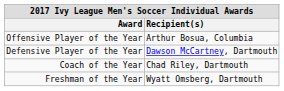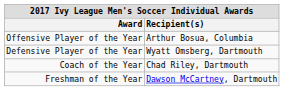(212, 52) Dawson McCartney, Dartmouth -> (204, 52) Wyatt Omsberg, Dartmouth
(204, 79) Wyatt Omsberg, Dartmouth -> (212, 79) Dawson McCartney, Dartmouth
